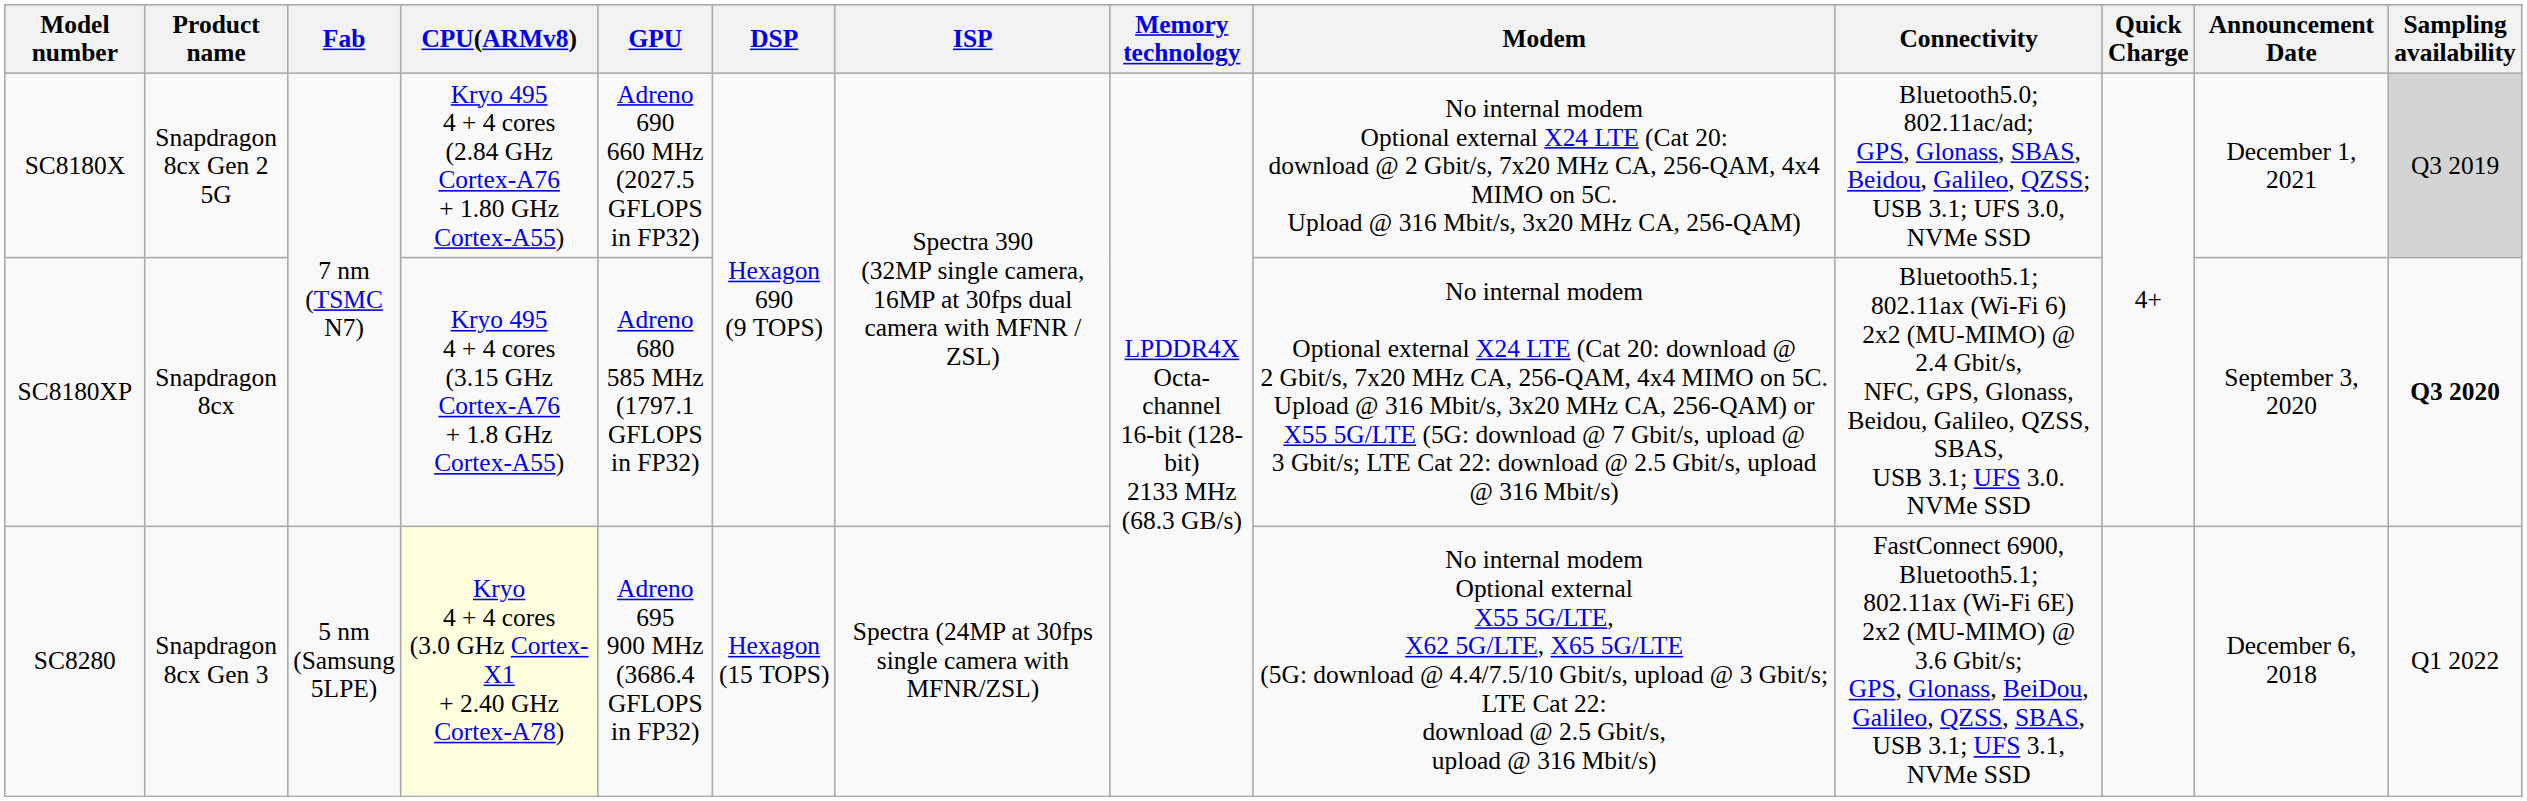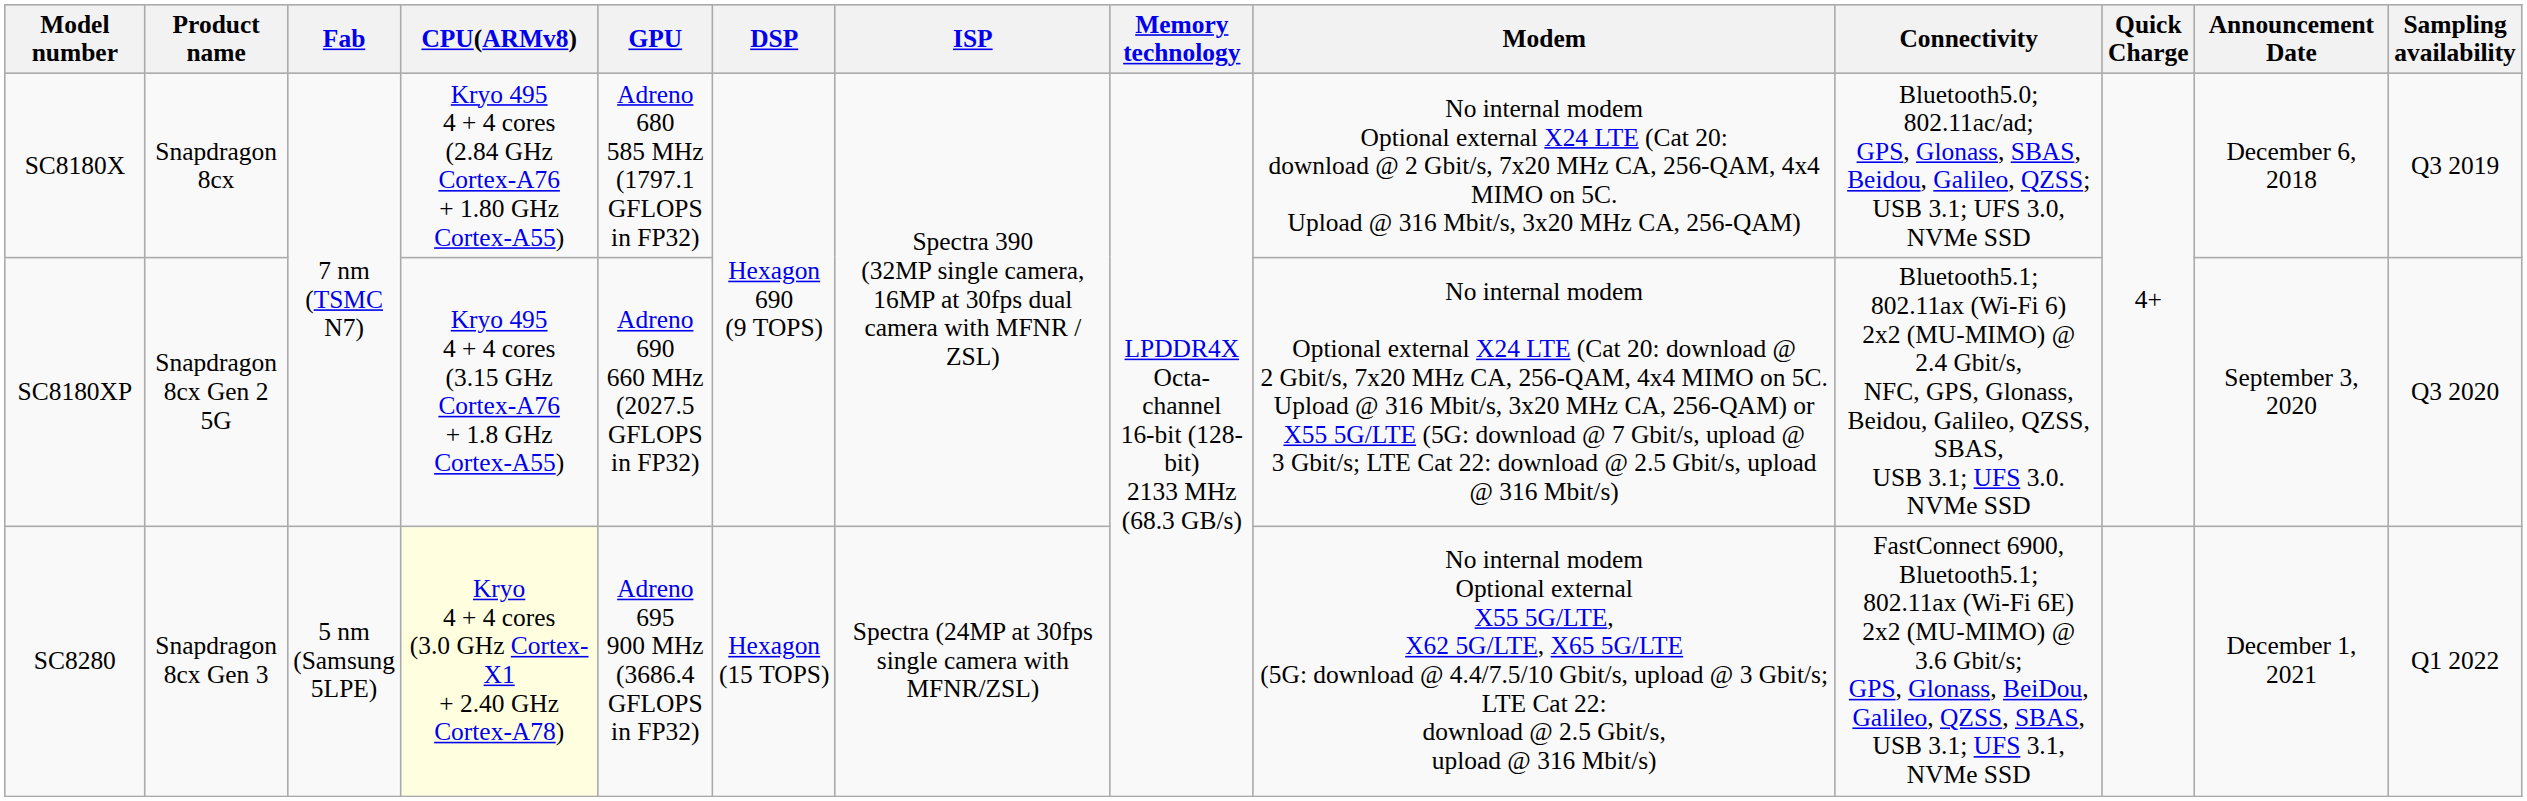(216, 165) Snapdragon 8cx Gen 2 5G -> (216, 165) Snapdragon 8cx
(655, 165) Adreno 690 660 MHz (2027.5 GFLOPS in FP32) -> (655, 165) Adreno 680 585 MHz (1797.1 GFLOPS in FP32)
(2291, 165) December 1, 2021 -> (2291, 165) December 6, 2018
(2455, 165) lightgrey background -> (2455, 165) no background
(216, 391) Snapdragon 8cx -> (216, 391) Snapdragon 8cx Gen 2 5G
(655, 391) Adreno 680 585 MHz (1797.1 GFLOPS in FP32) -> (655, 391) Adreno 690 660 MHz (2027.5 GFLOPS in FP32)
(2455, 391) bold -> (2455, 391) normal
(2291, 660) December 6, 2018 -> (2291, 660) December 1, 2021
